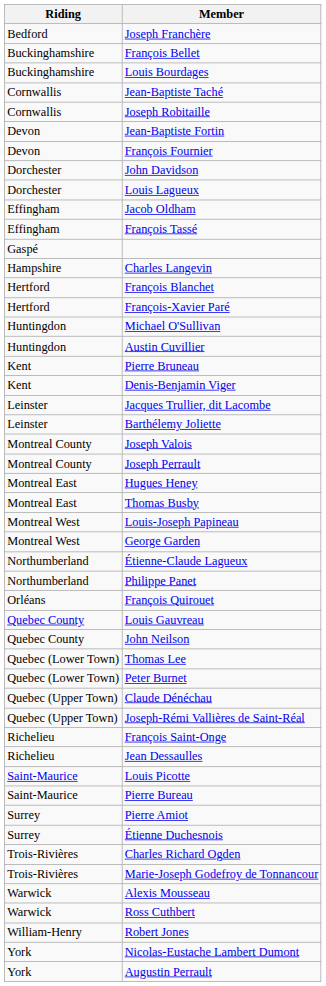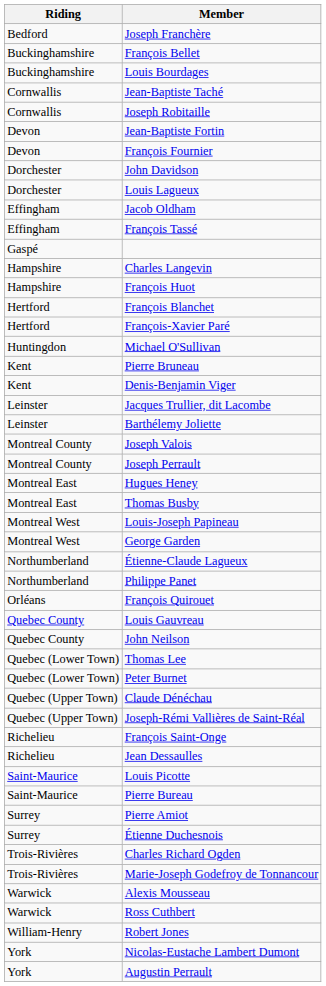+ row: (160, 287)
- row: (165, 346)
